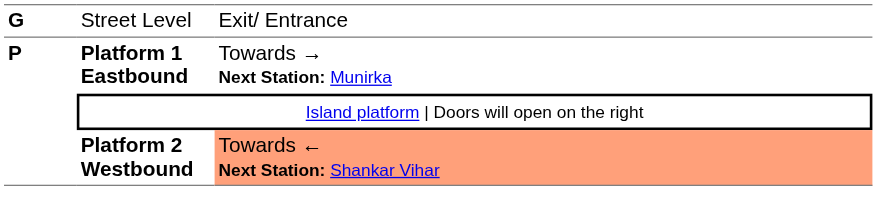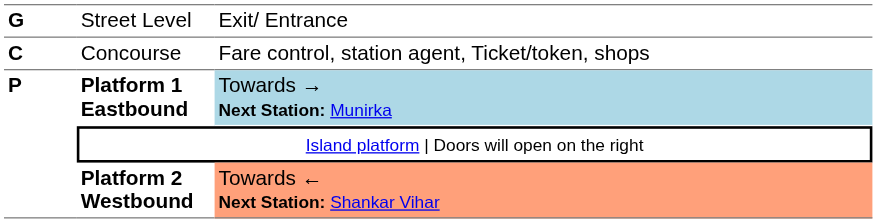+ row: (131, 53)
(305, 64) no background -> (305, 97) lightblue background
